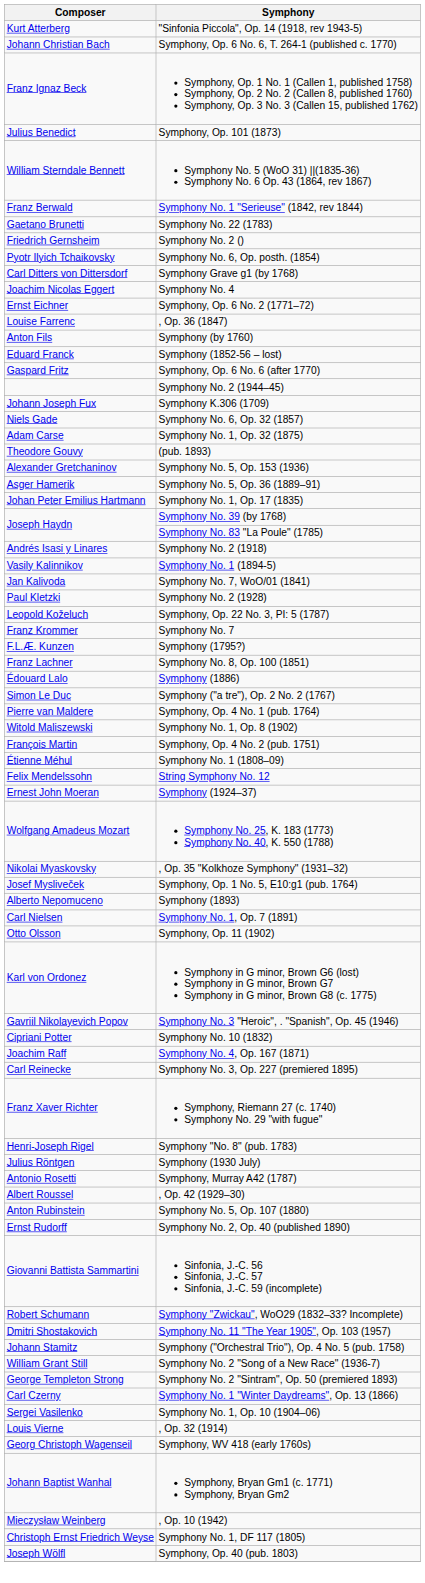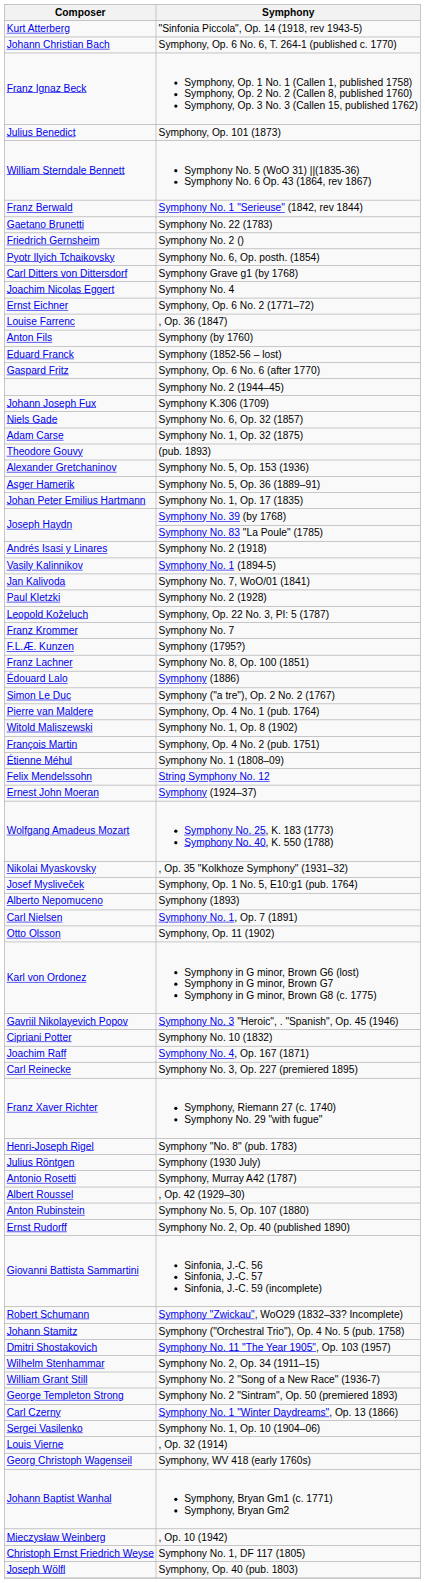rows swapped: (275, 1331) <-> (281, 1347)
+ row: (239, 1363)
